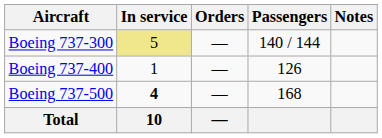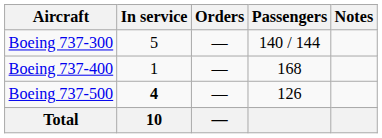(154, 42) khaki background -> (154, 42) no background
(289, 68) 126 -> (289, 68) 168
(289, 94) 168 -> (289, 94) 126
